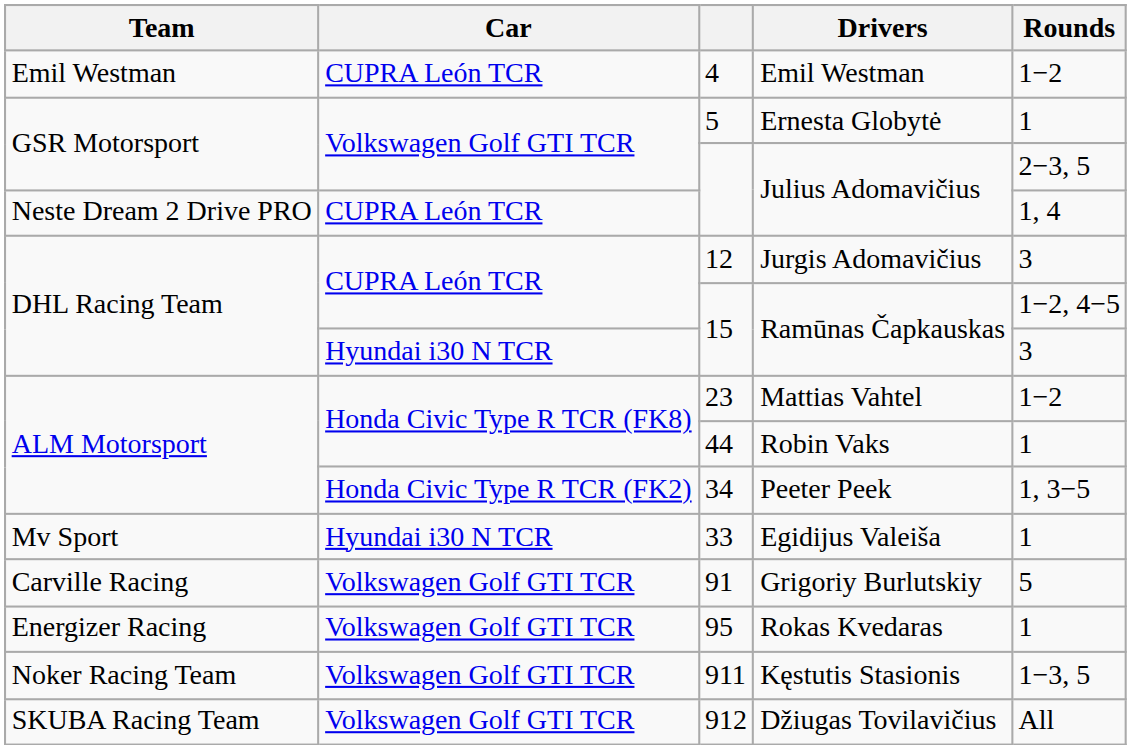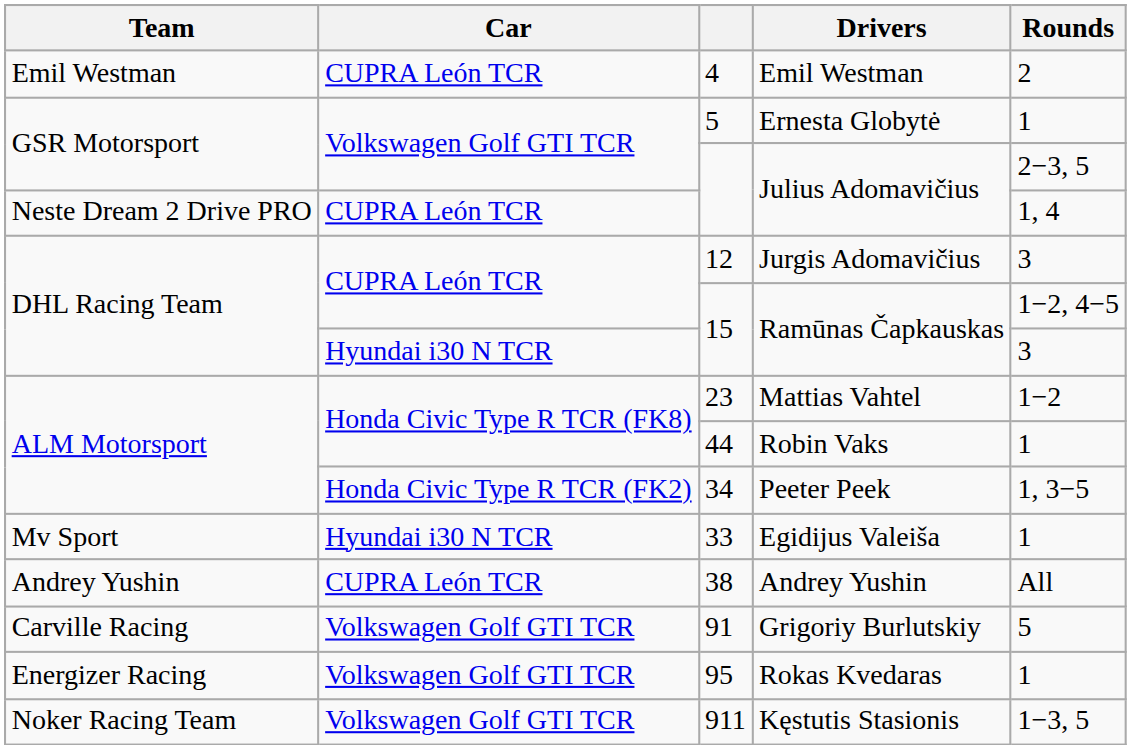(1040, 73) 1−2 -> (1024, 73) 2
+ row: (434, 581)
- row: (480, 720)
